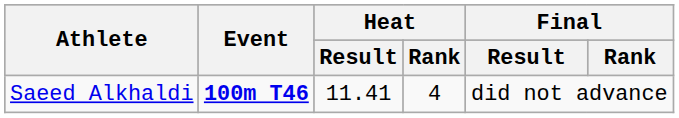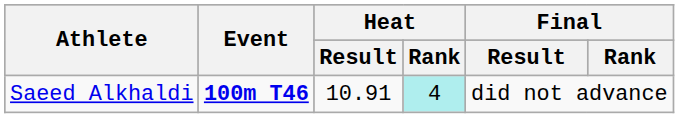(358, 94) 11.41 -> (358, 94) 10.91
(434, 94) no background -> (434, 94) paleturquoise background
